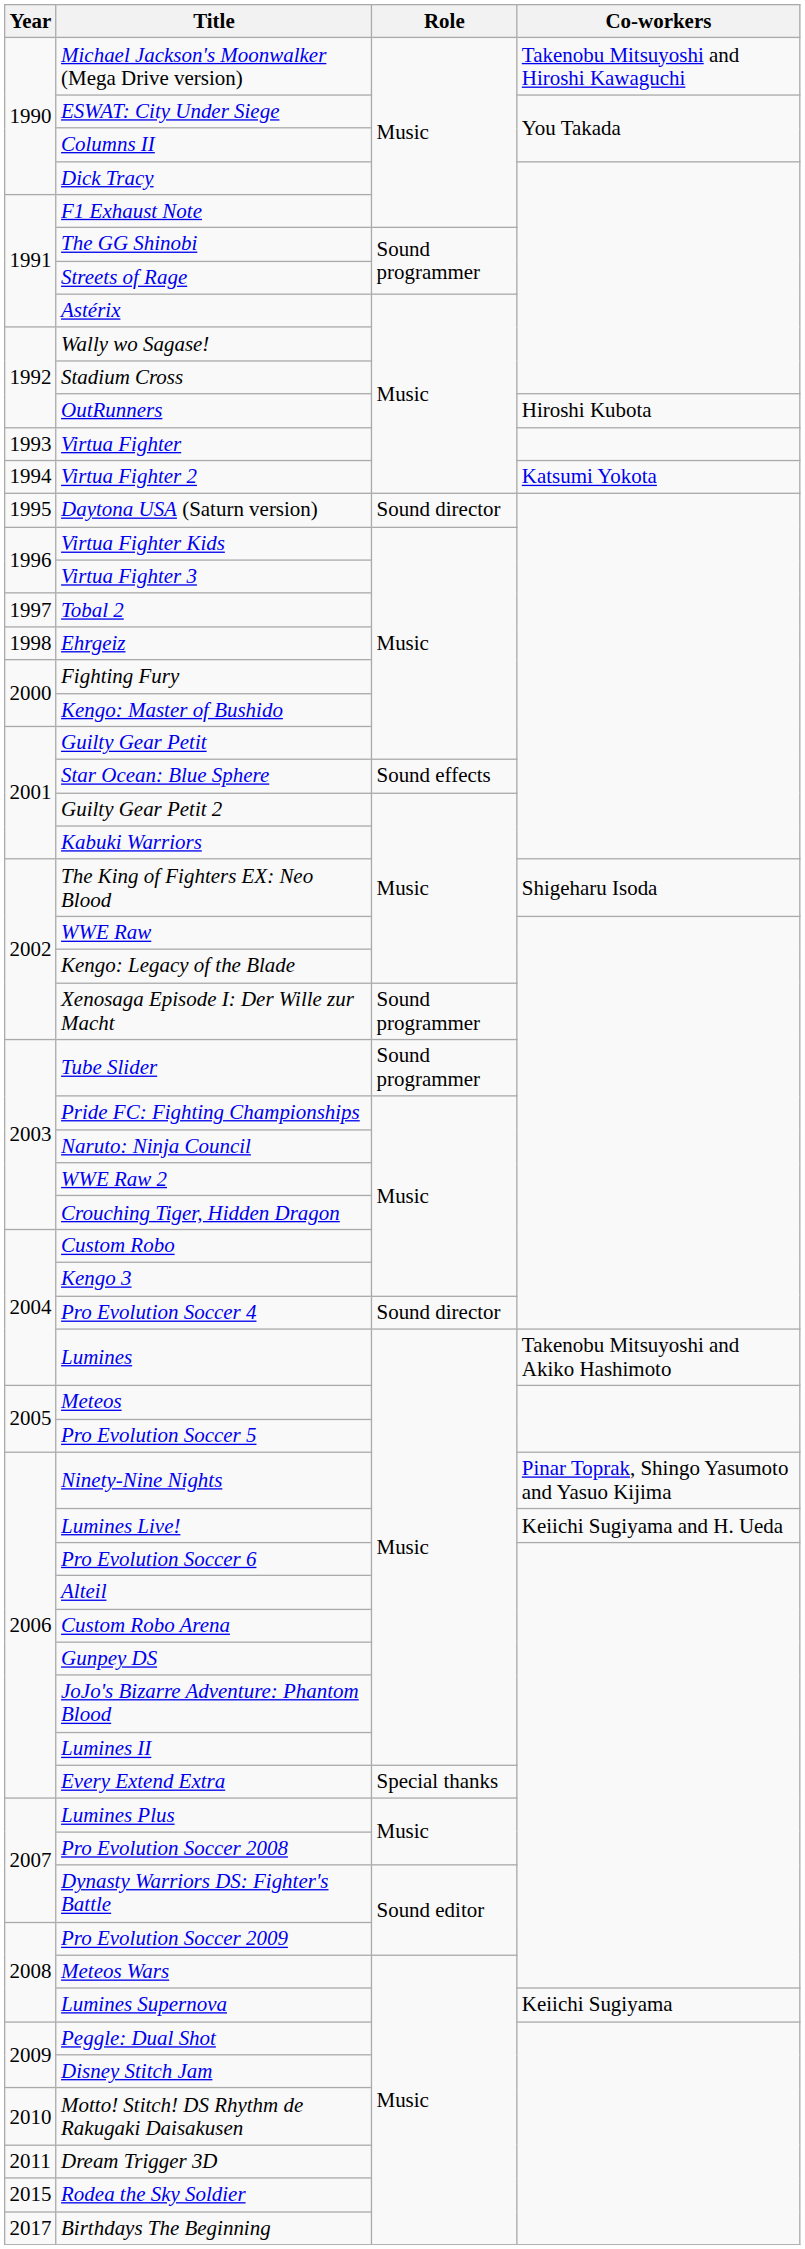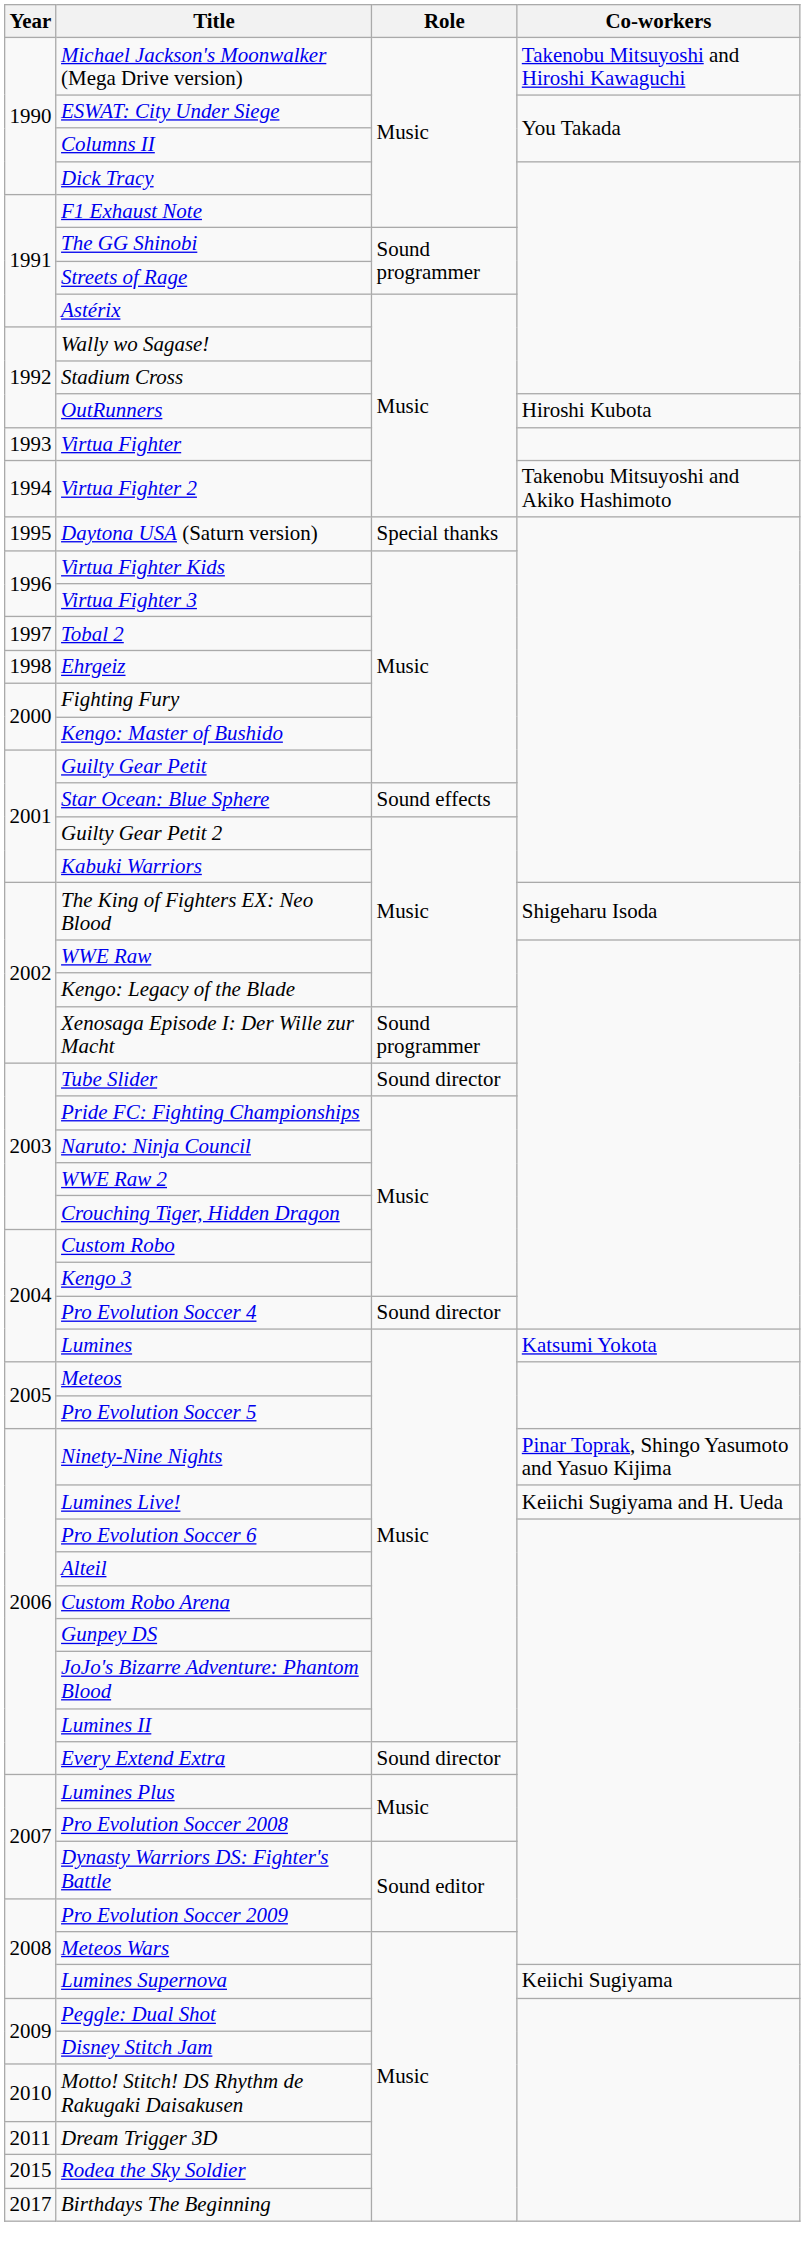(589, 476) Katsumi Yokota -> (631, 488) Takenobu Mitsuyoshi and Akiko Hashimoto
(438, 510) Sound director -> (437, 533) Special thanks
(428, 1067) Sound programmer -> (438, 1079) Sound director
(631, 1357) Takenobu Mitsuyoshi and Akiko Hashimoto -> (589, 1345) Katsumi Yokota
(437, 1781) Special thanks -> (438, 1758) Sound director
